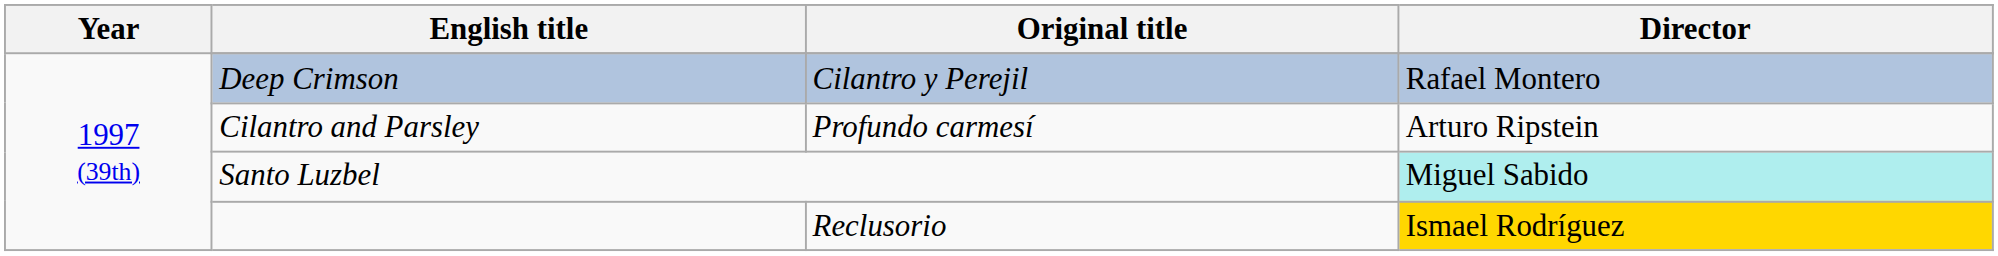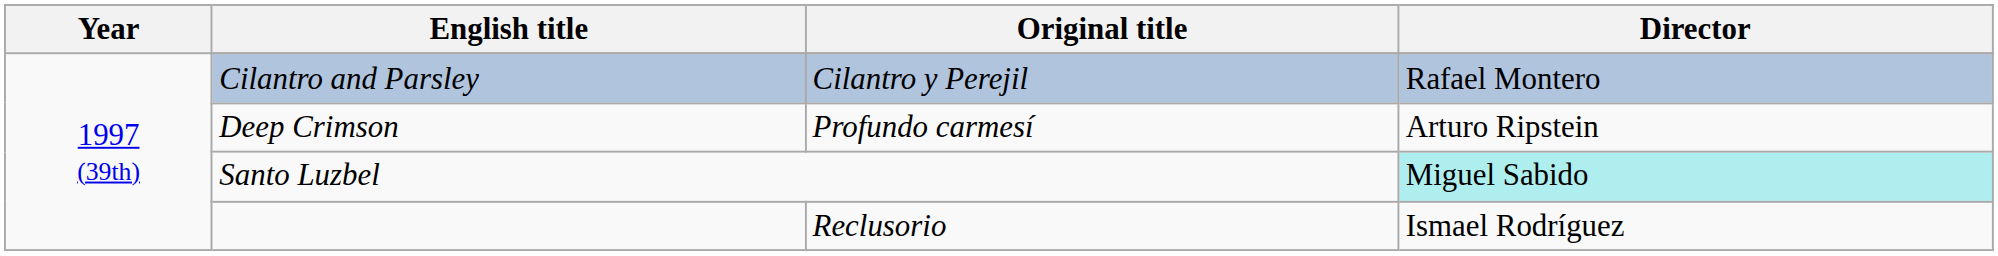(309, 77) Deep Crimson -> (349, 77) Cilantro and Parsley
(349, 126) Cilantro and Parsley -> (309, 126) Deep Crimson
(1515, 224) gold background -> (1515, 224) no background
